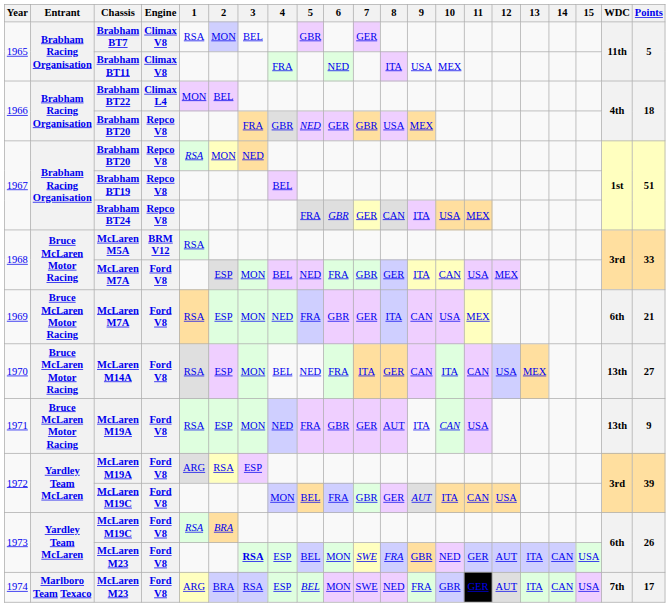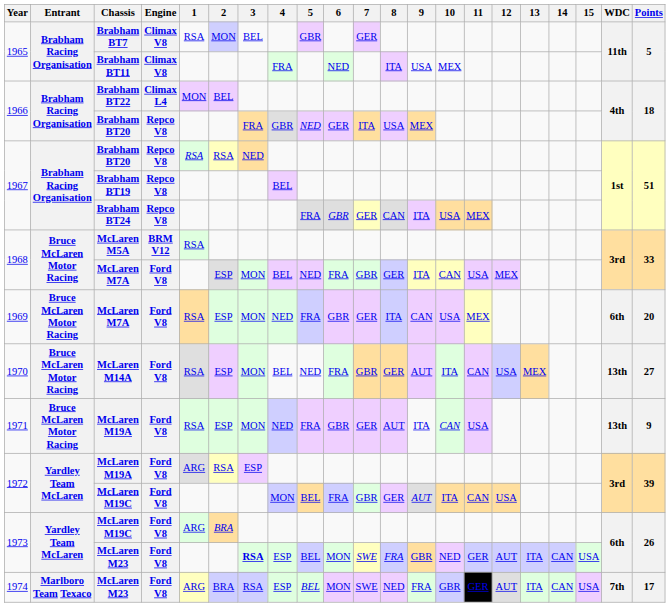(367, 126) GBR -> (367, 126) ITA
(224, 156) MON -> (224, 156) RSA
(649, 317) 21 -> (649, 317) 20
(367, 371) ITA -> (367, 371) GBR
(421, 371) CAN -> (421, 371) AUT
(194, 528) RSA -> (194, 528) ARG
